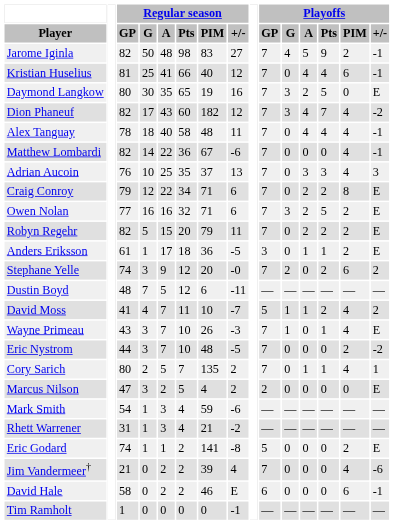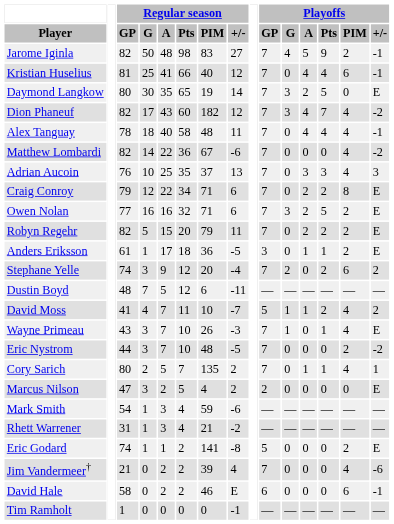(236, 92) 16 -> (236, 92) 14
(378, 152) -1 -> (378, 152) -2
(235, 270) -0 -> (235, 270) -4
